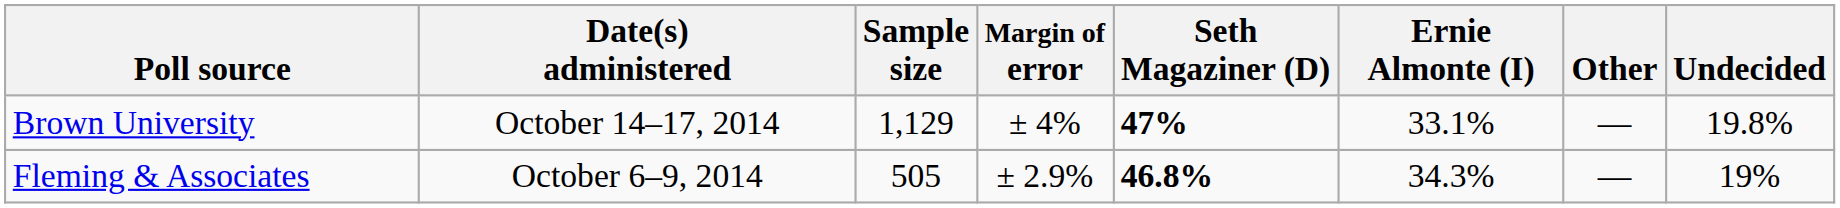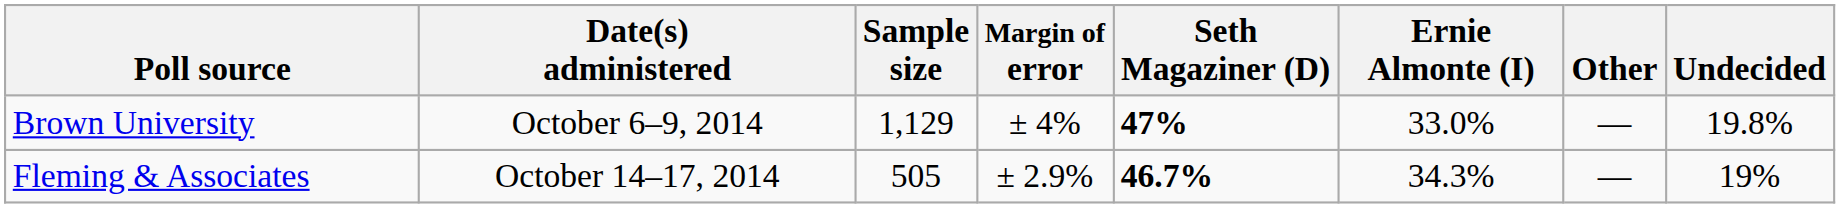(637, 122) October 14–17, 2014 -> (637, 122) October 6–9, 2014
(1451, 122) 33.1% -> (1451, 122) 33.0%
(637, 175) October 6–9, 2014 -> (637, 175) October 14–17, 2014
(1167, 175) 46.8% -> (1167, 175) 46.7%
